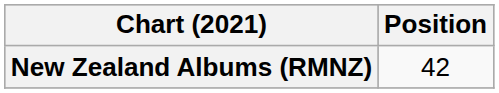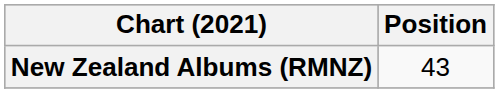(436, 66) 42 -> (436, 66) 43
